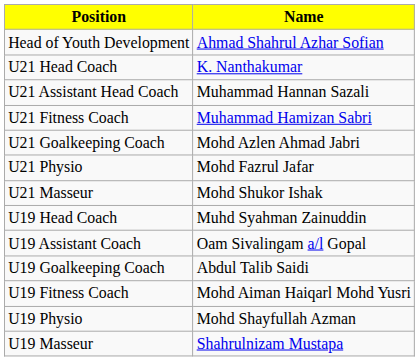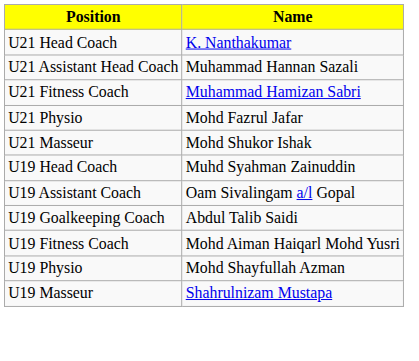- row: (99, 42)
- row: (86, 142)
